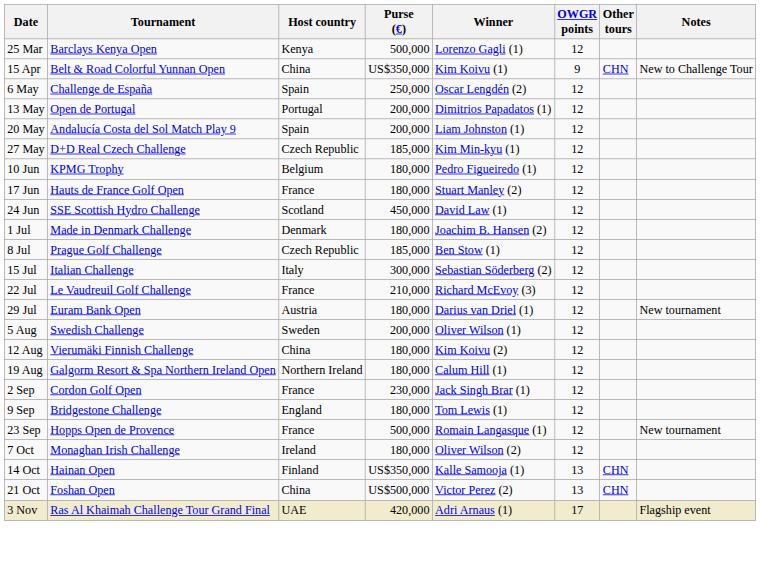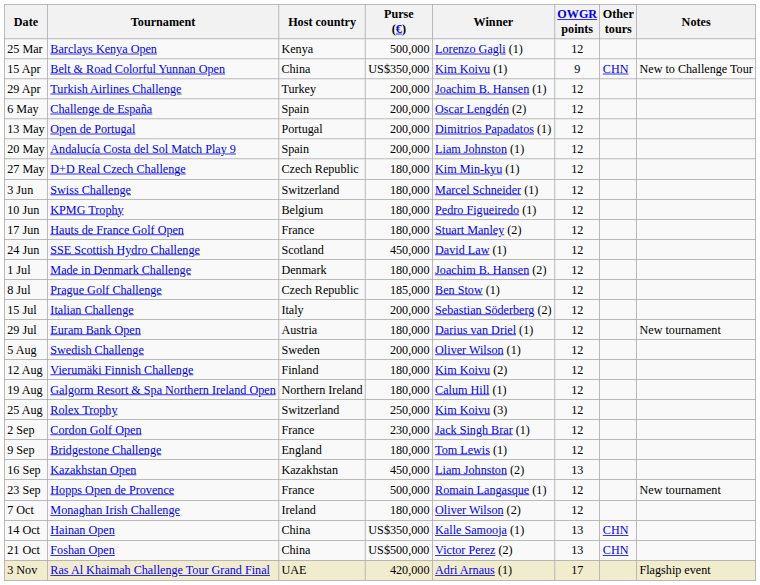+ row: (24, 89)
(410, 89) 250,000 -> (410, 109) 200,000
(410, 149) 185,000 -> (410, 169) 180,000
+ row: (20, 189)
(410, 269) 300,000 -> (410, 309) 200,000
- row: (22, 289)
(296, 349) China -> (300, 369) Finland
+ row: (25, 410)
+ row: (24, 470)
(300, 470) Finland -> (296, 530) China
